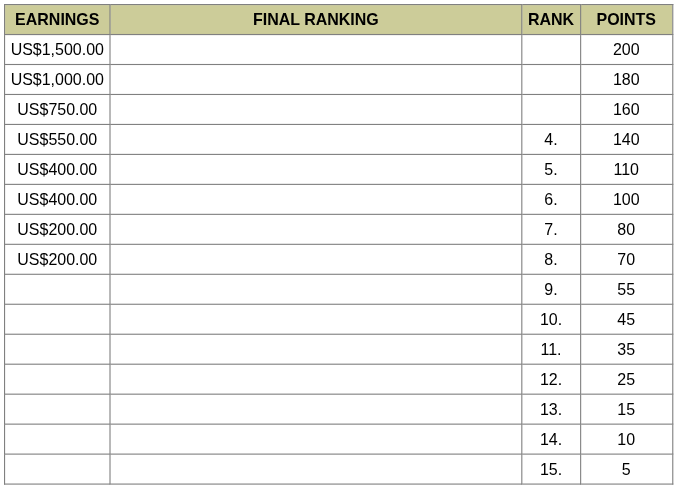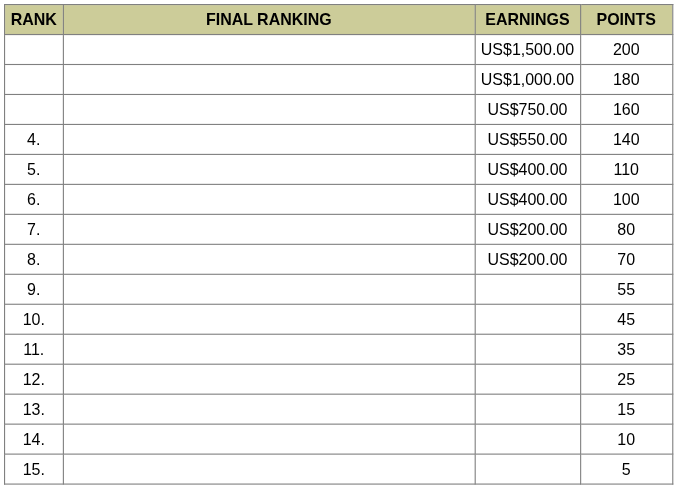columns swapped: (551, 20) <-> (57, 20)
